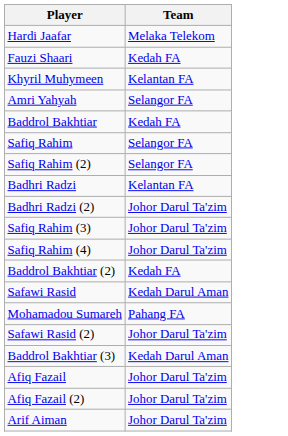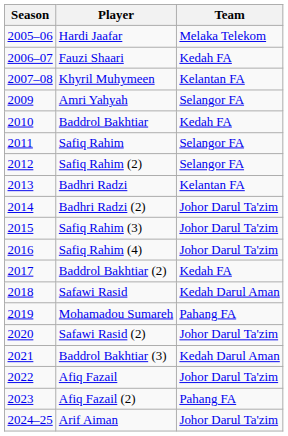+ column: (30, 14)
(177, 398) Johor Darul Ta'zim -> (208, 398) Pahang FA
